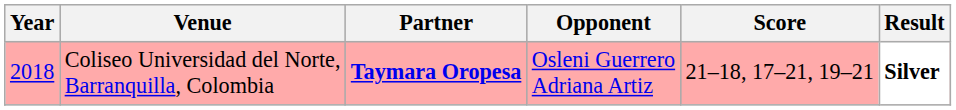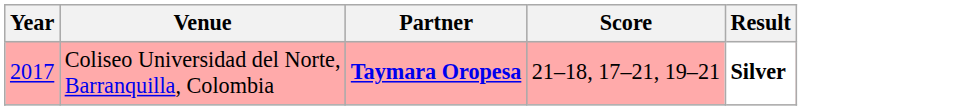- column: (603, 23)
(32, 72) 2018 -> (32, 72) 2017
